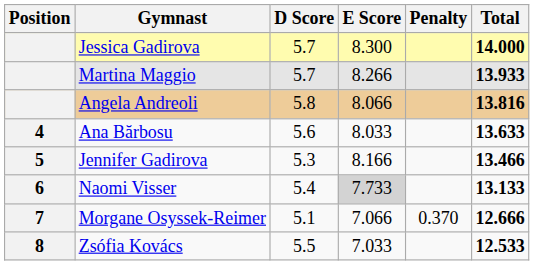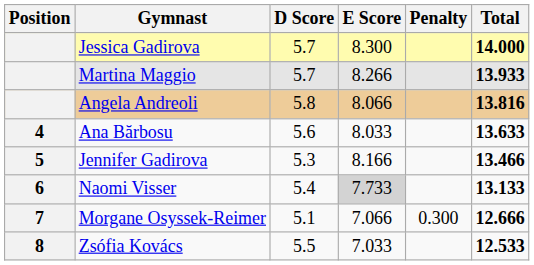(438, 217) 0.370 -> (438, 217) 0.300
